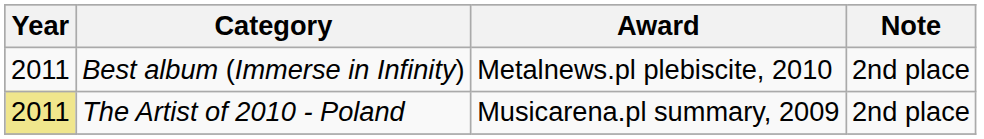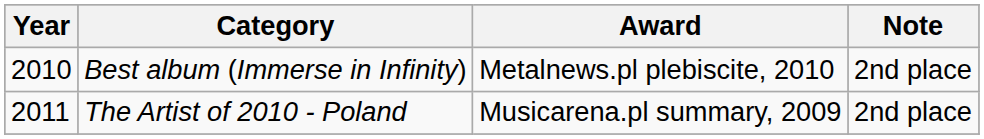(40, 69) 2011 -> (41, 69) 2010
(40, 112) khaki background -> (40, 112) no background
